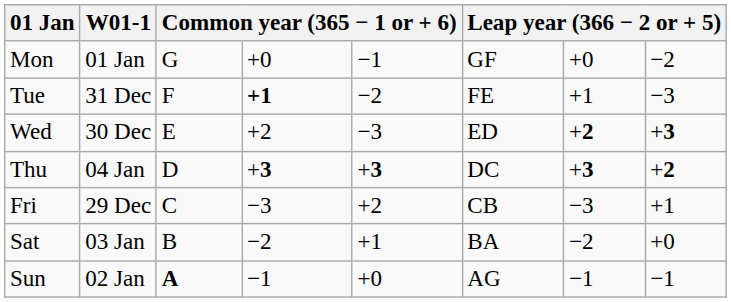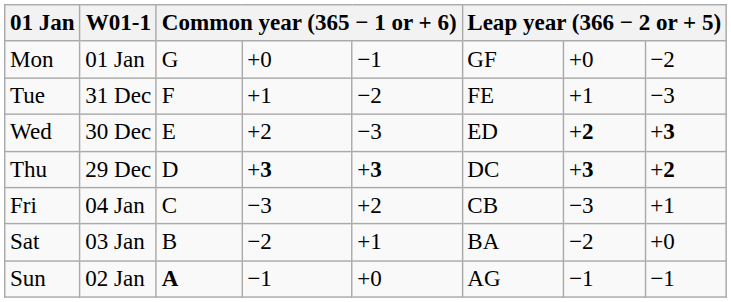(259, 95) bold -> (259, 95) normal
(115, 168) 04 Jan -> (118, 168) 29 Dec
(118, 205) 29 Dec -> (115, 205) 04 Jan
